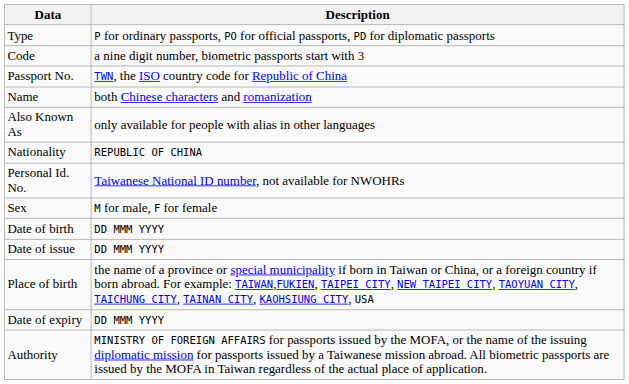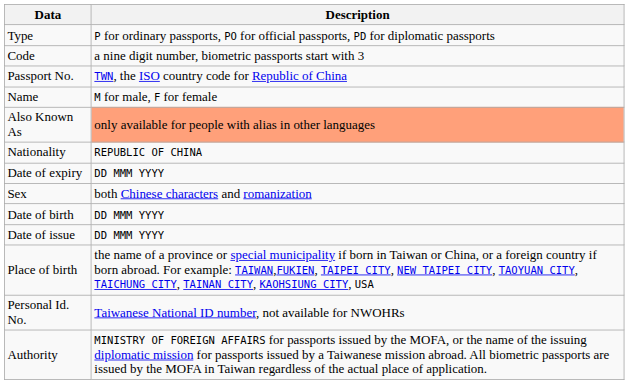(203, 96) both Chinese characters and romanization -> (156, 96) M for male, F for female
(235, 124) no background -> (235, 124) lightsalmon background
rows swapped: (38, 180) <-> (45, 319)
(156, 208) M for male, F for female -> (203, 193) both Chinese characters and romanization
